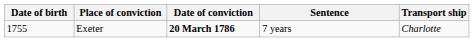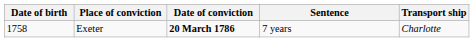(17, 28) 1755 -> (17, 28) 1758
